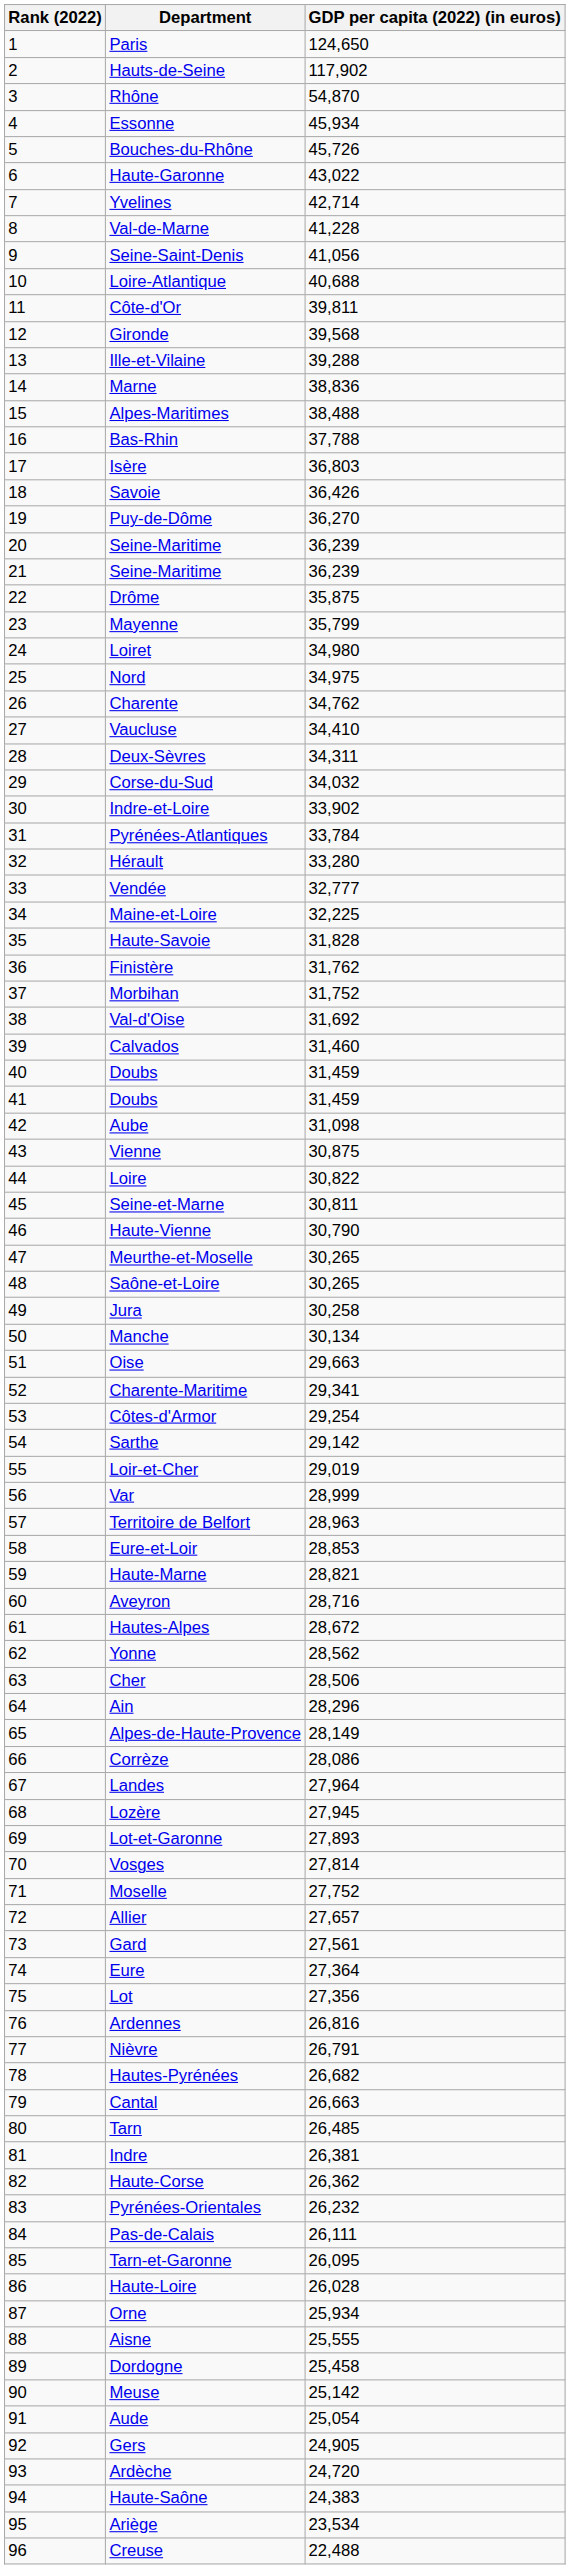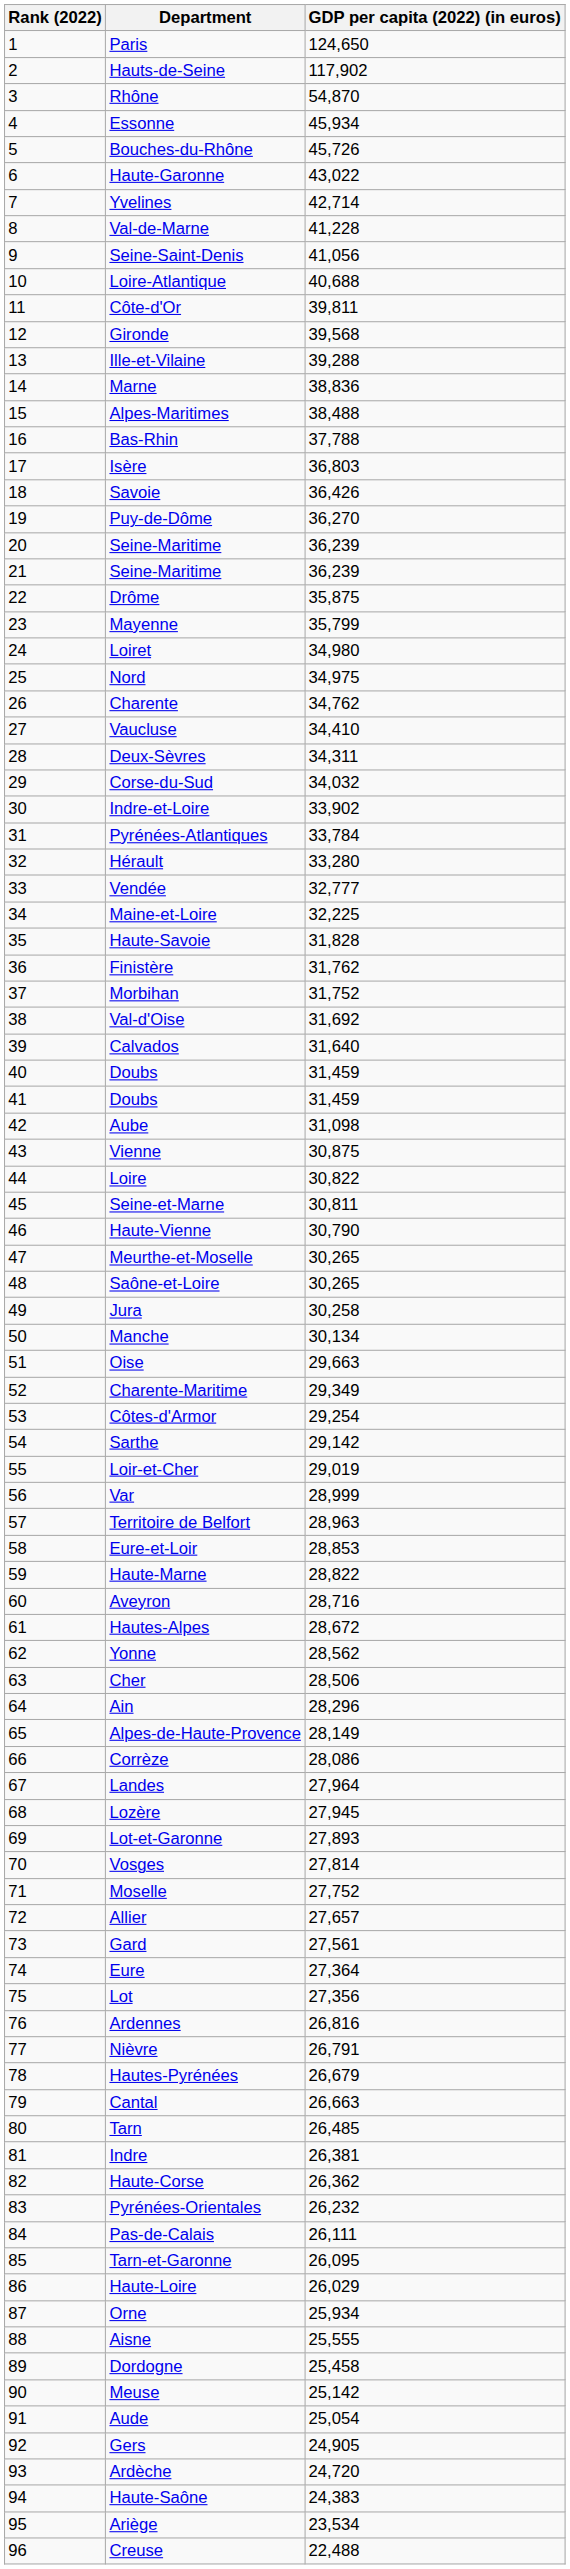(334, 1046) 31,460 -> (334, 1046) 31,640
(334, 1389) 29,341 -> (334, 1389) 29,349
(334, 1574) 28,821 -> (334, 1574) 28,822
(334, 2076) 26,682 -> (334, 2076) 26,679
(334, 2287) 26,028 -> (334, 2287) 26,029
